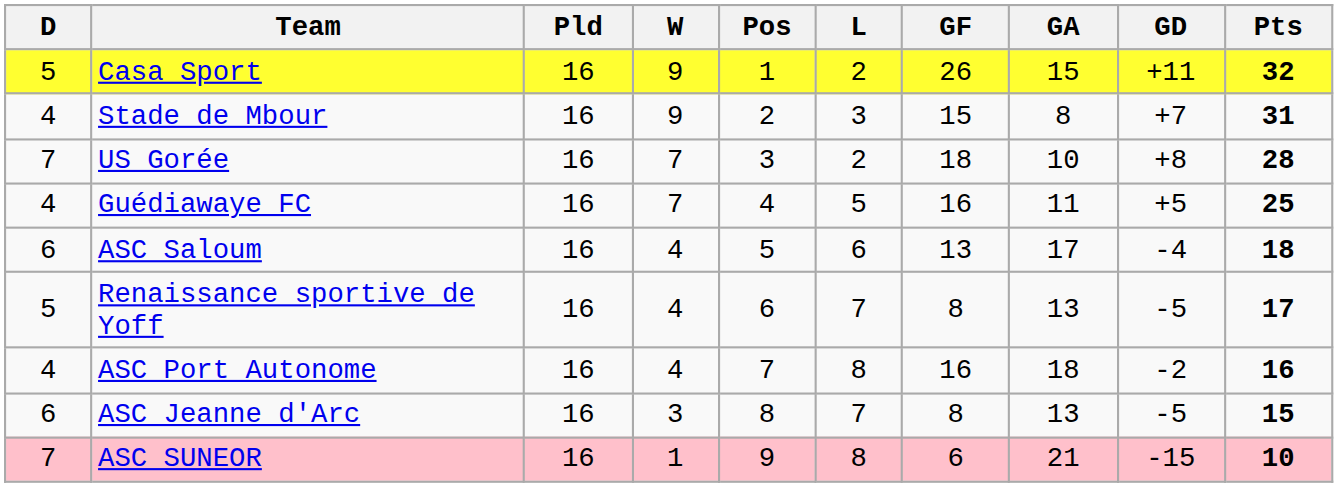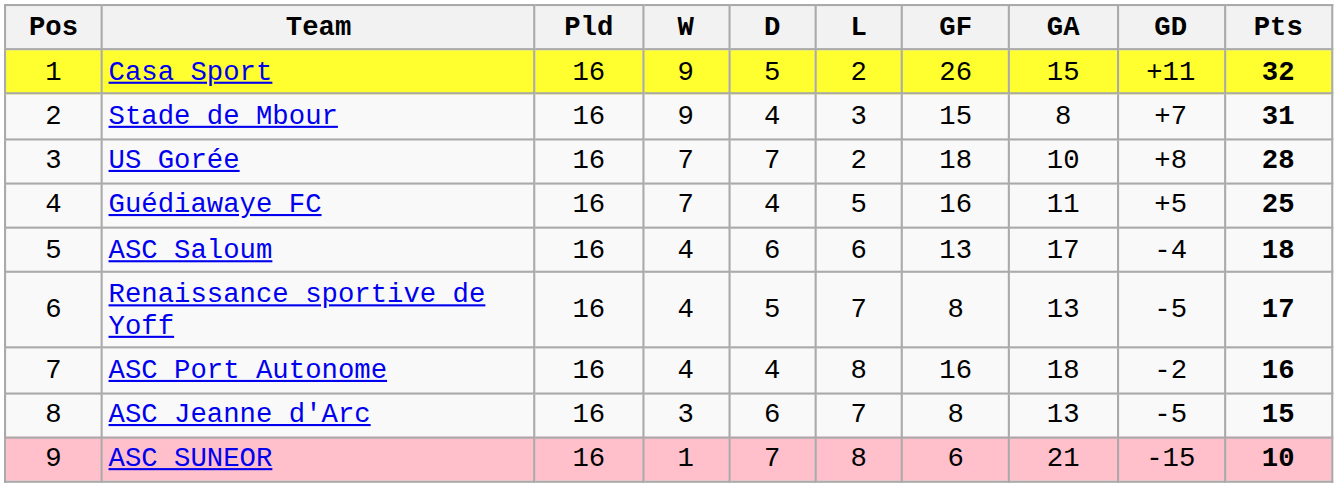columns swapped: (767, 27) <-> (48, 27)
